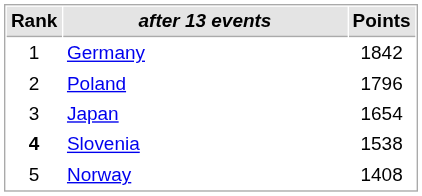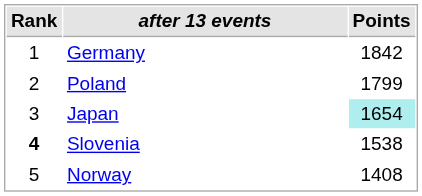(382, 83) 1796 -> (382, 83) 1799
(382, 114) no background -> (382, 114) paleturquoise background
